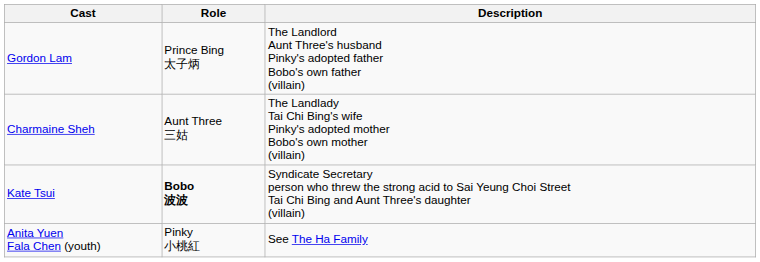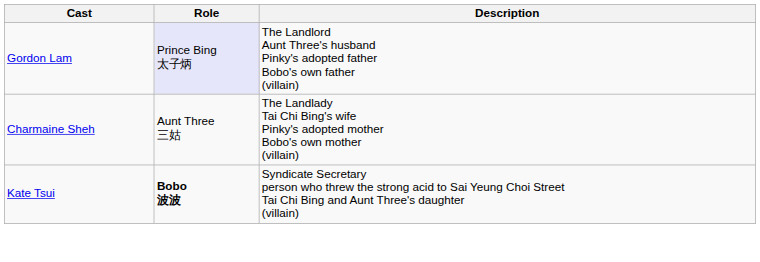(194, 57) no background -> (187, 57) lavender background
- row: (54, 240)
